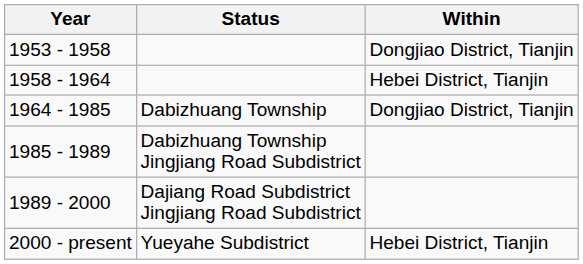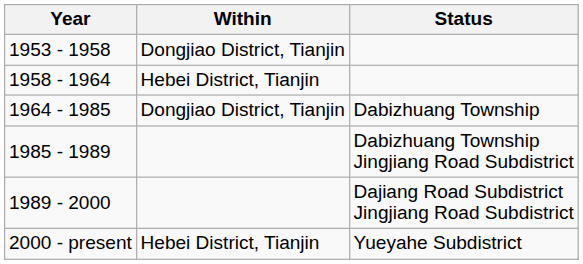columns swapped: (251, 19) <-> (472, 19)
